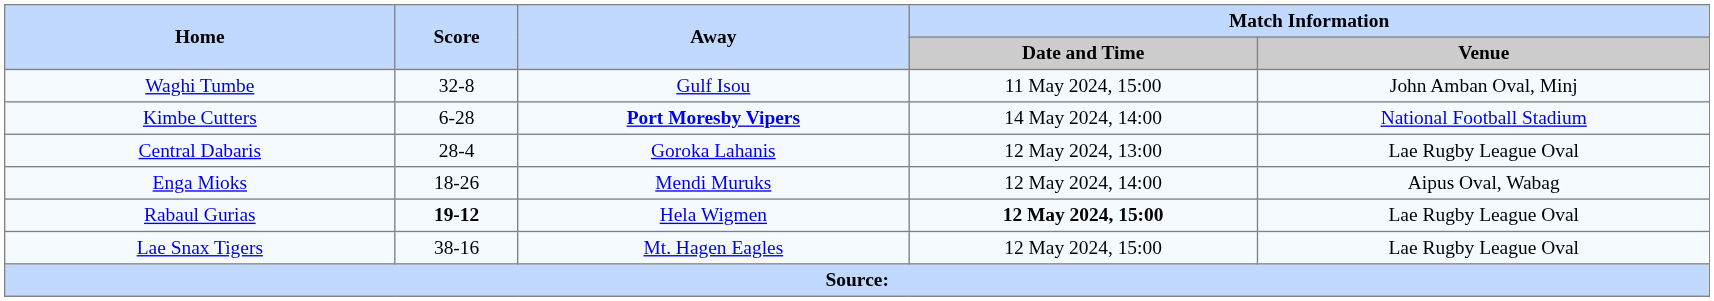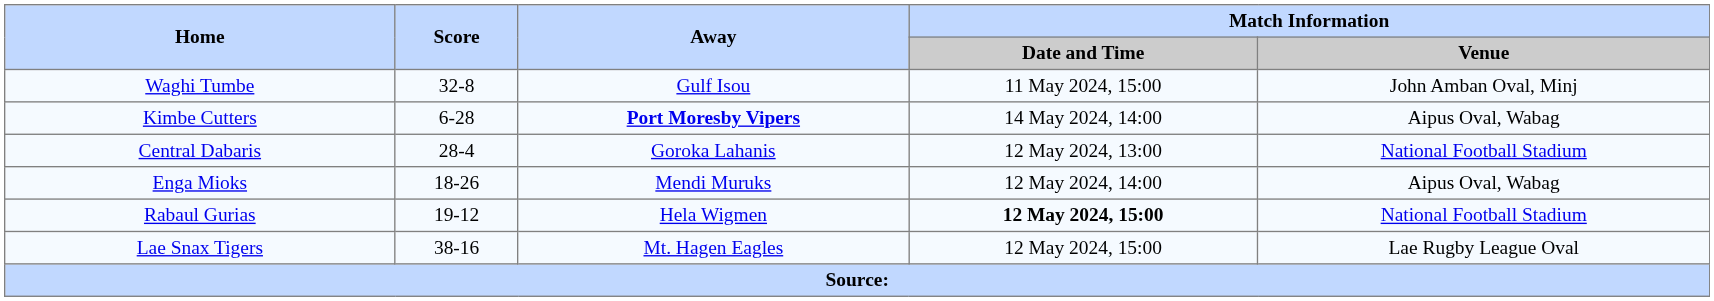(1484, 117) National Football Stadium -> (1484, 117) Aipus Oval, Wabag
(1484, 150) Lae Rugby League Oval -> (1484, 150) National Football Stadium
(457, 215) bold -> (457, 215) normal
(1484, 215) Lae Rugby League Oval -> (1484, 215) National Football Stadium
